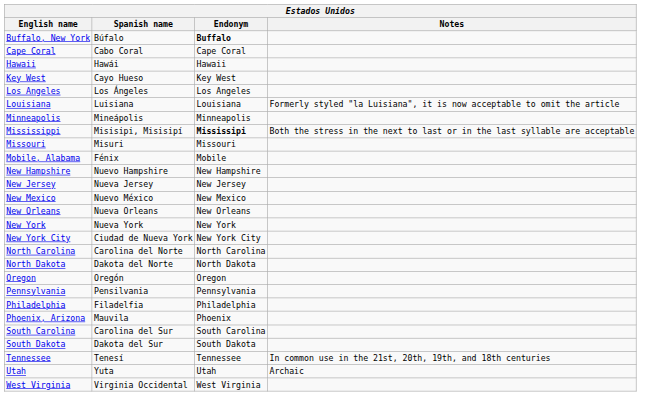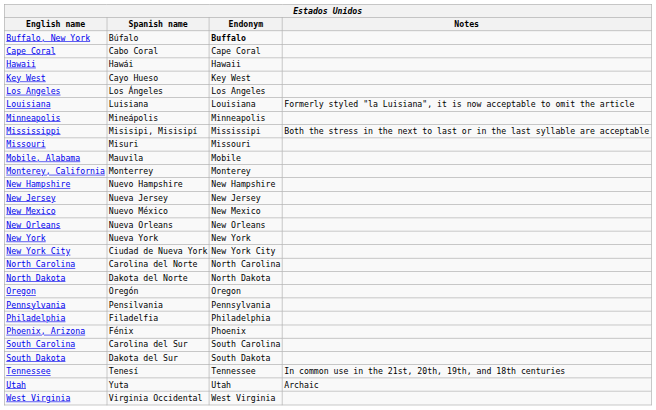(221, 131) bold -> (236, 131) normal
(106, 158) Fénix -> (126, 158) Mauvila
+ row: (56, 171)
(111, 318) Mauvila -> (121, 331) Fénix
